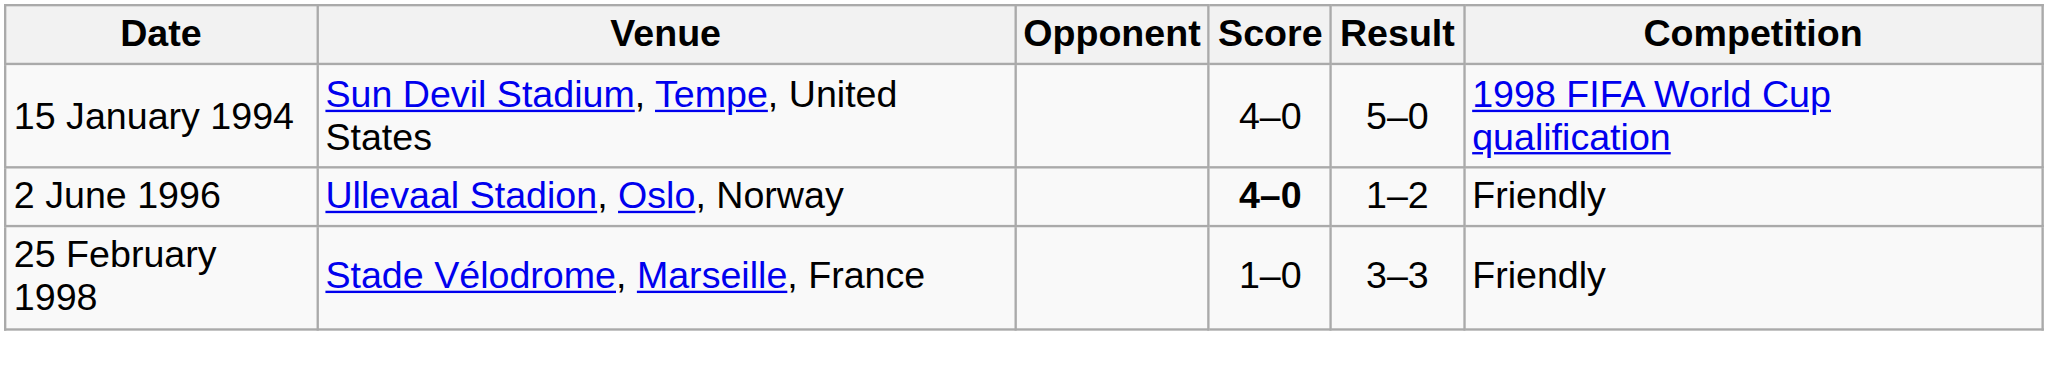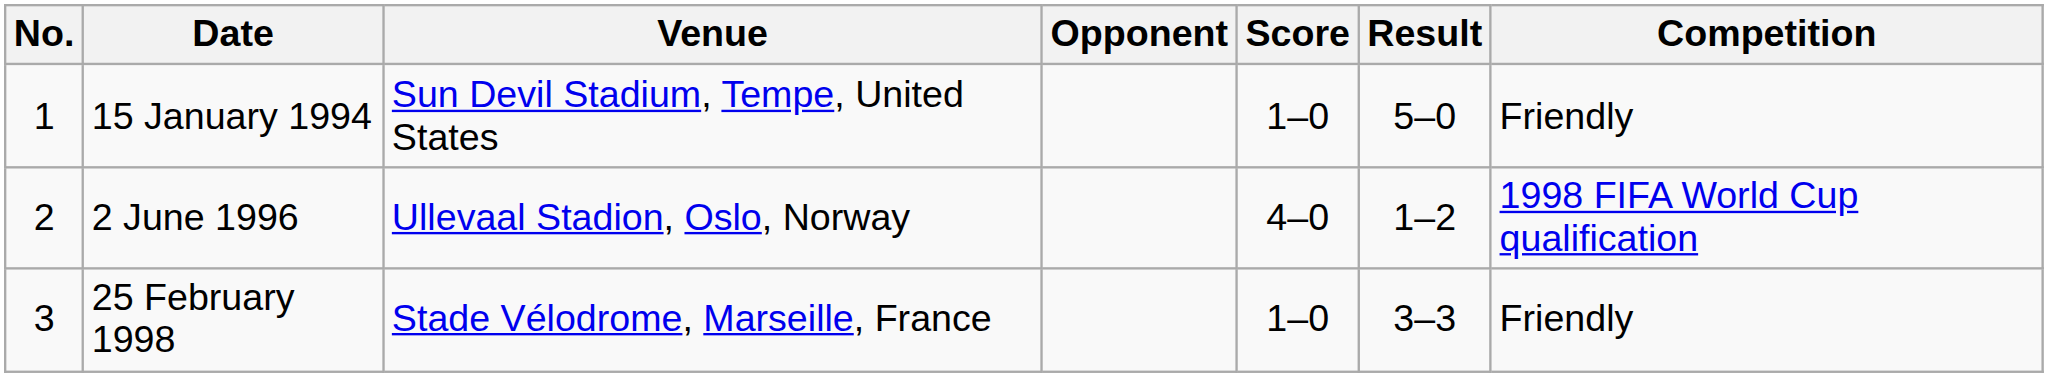+ column: (44, 34)
(1270, 115) 4–0 -> (1298, 115) 1–0
(1652, 115) 1998 FIFA World Cup qualification -> (1566, 115) Friendly
(1270, 195) bold -> (1298, 217) normal
(1539, 195) Friendly -> (1679, 217) 1998 FIFA World Cup qualification
